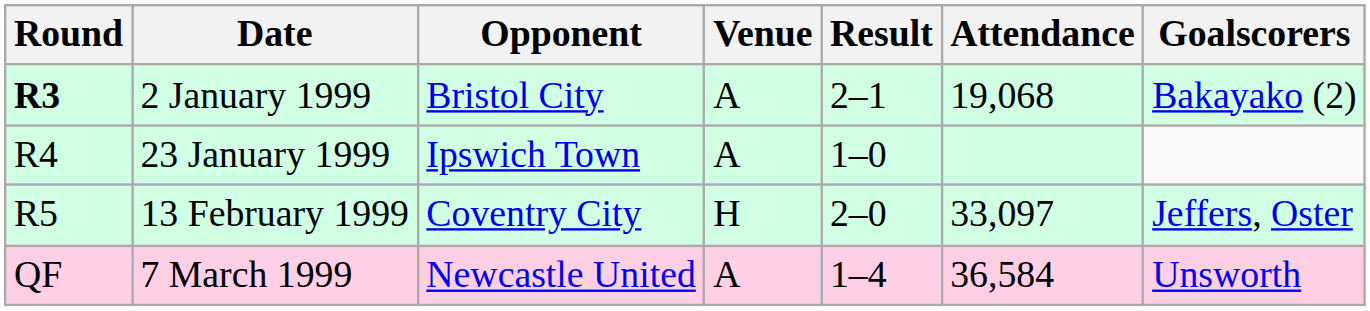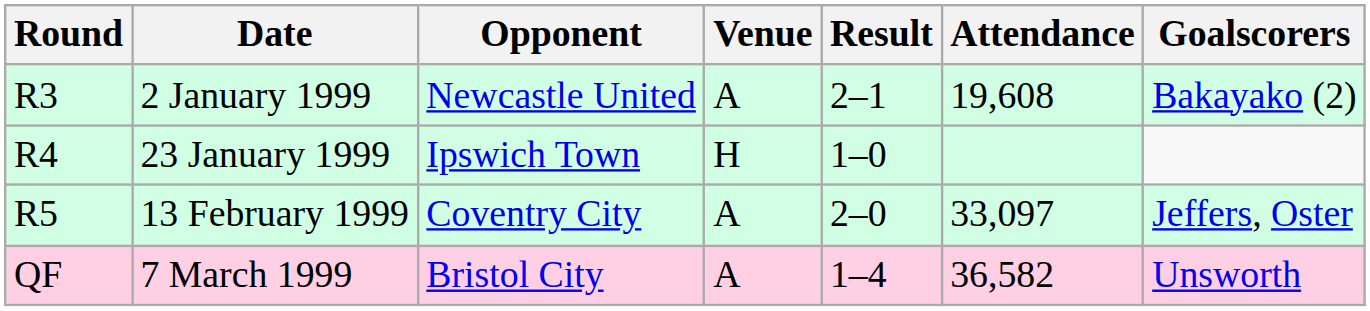(37, 94) bold -> (36, 94) normal
(515, 94) Bristol City -> (561, 94) Newcastle United
(1002, 94) 19,068 -> (1002, 94) 19,608
(727, 154) A -> (727, 154) H
(727, 214) H -> (727, 214) A
(561, 273) Newcastle United -> (515, 273) Bristol City
(1002, 273) 36,584 -> (1002, 273) 36,582
